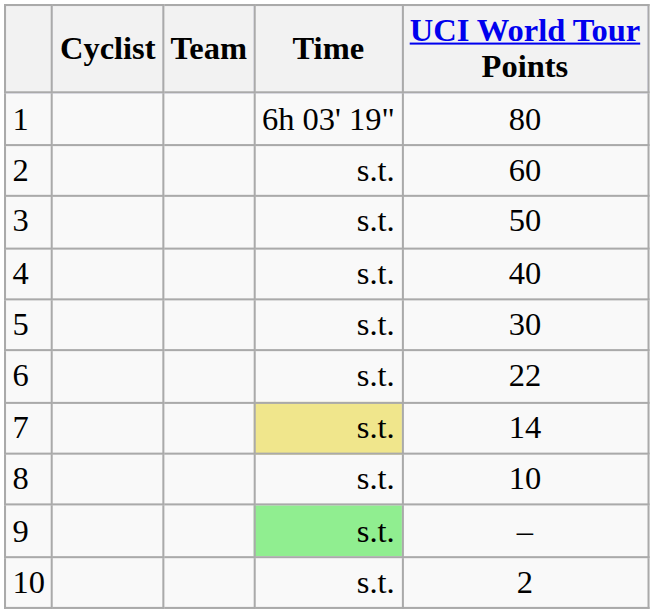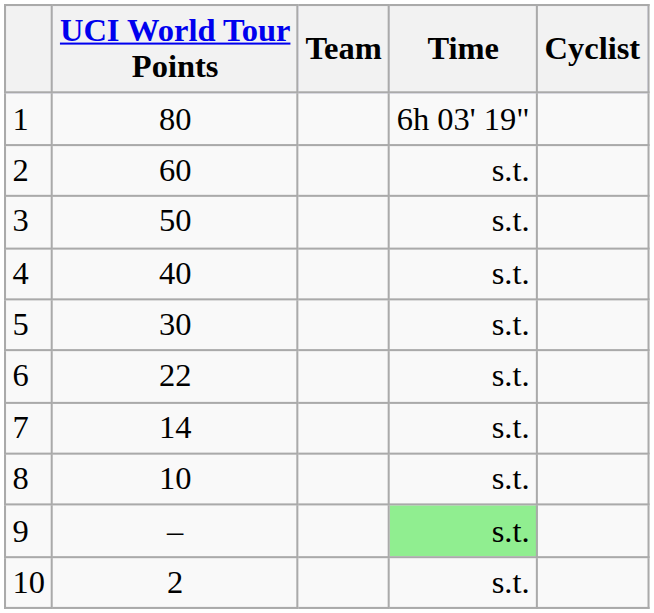columns swapped: (108, 48) <-> (525, 48)
(376, 427) khaki background -> (511, 427) no background
